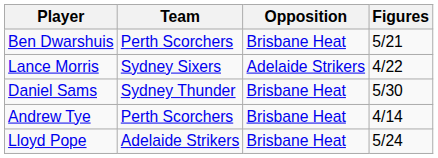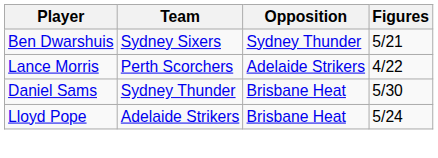(177, 41) Perth Scorchers -> (171, 41) Sydney Sixers
(296, 41) Brisbane Heat -> (304, 41) Sydney Thunder
(171, 66) Sydney Sixers -> (177, 66) Perth Scorchers
- row: (49, 116)
